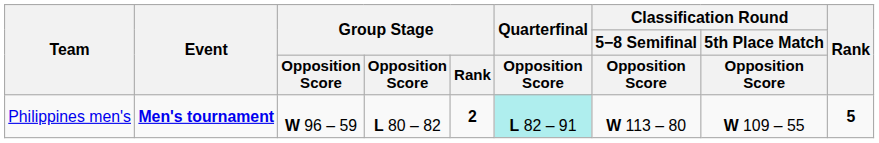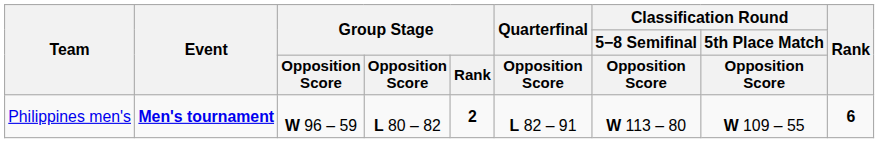(543, 125) paleturquoise background -> (543, 125) no background
(851, 116) 5 -> (851, 116) 6
